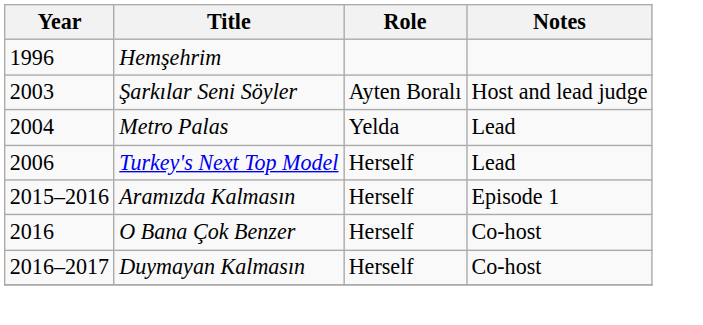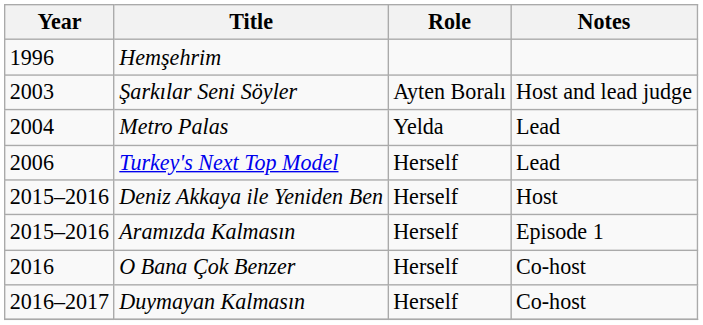+ row: (251, 197)
